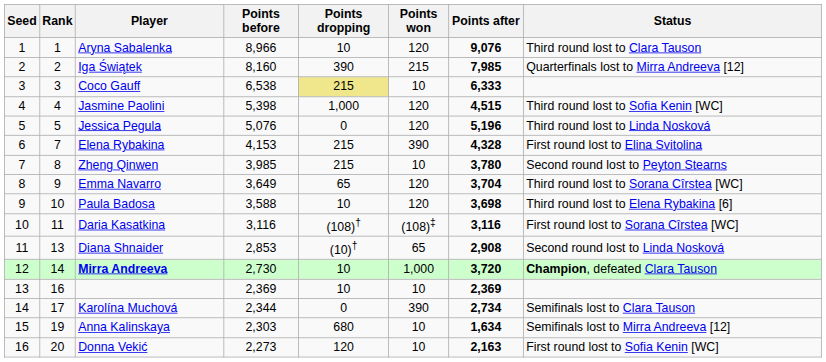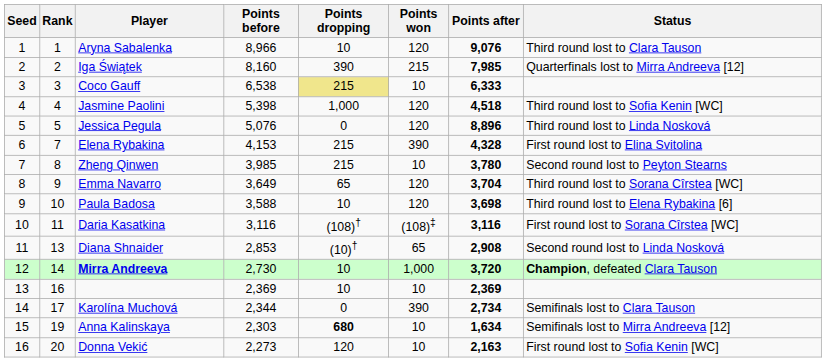(486, 106) 4,515 -> (486, 106) 4,518
(486, 125) 5,196 -> (486, 125) 8,896
(344, 327) normal -> (344, 327) bold
